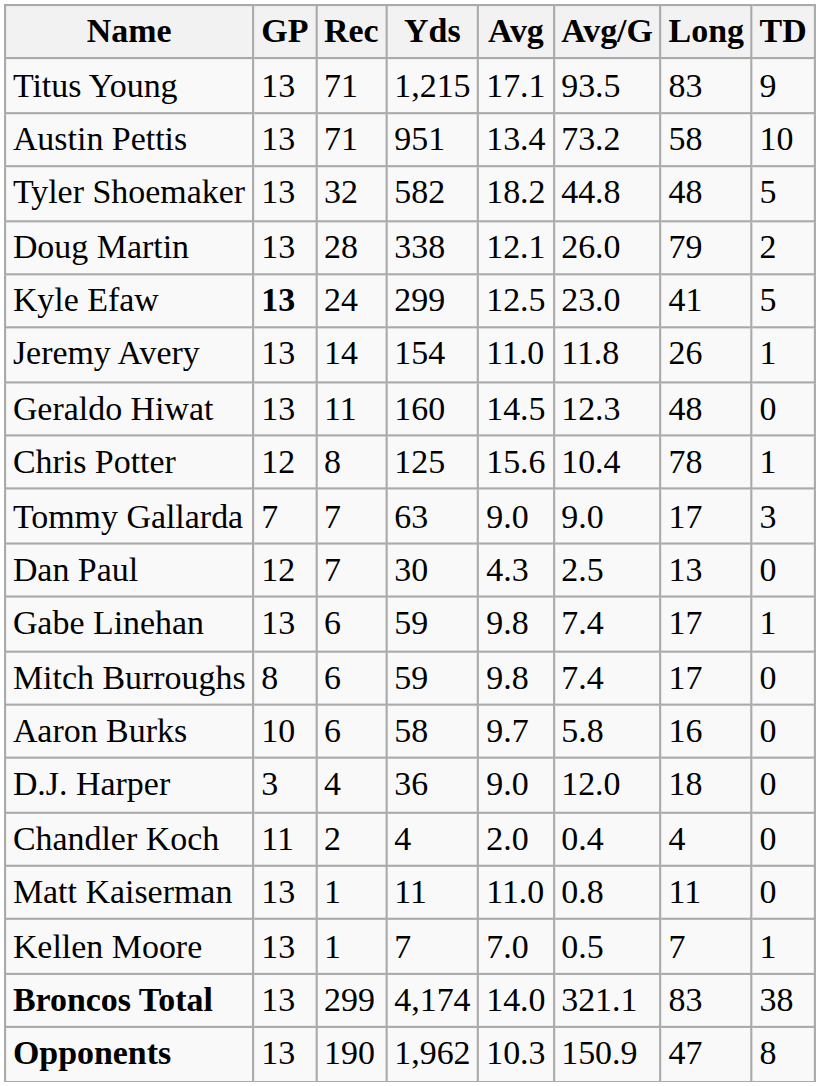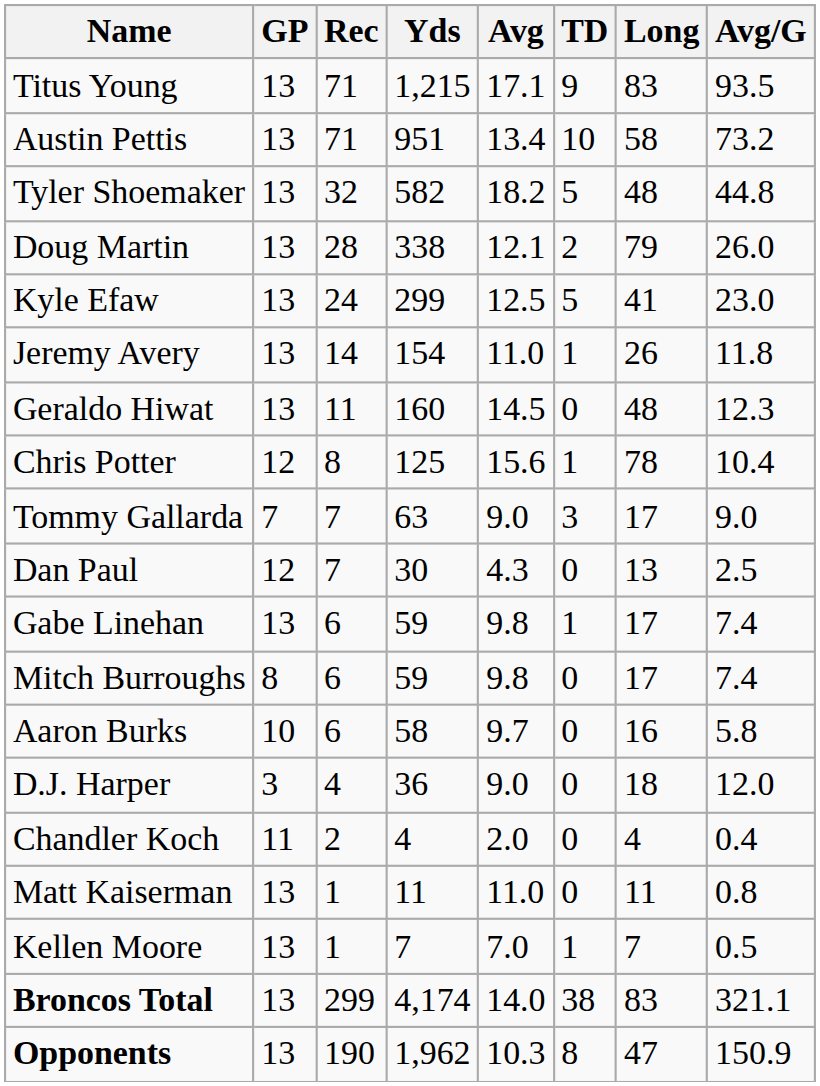columns swapped: (783, 31) <-> (607, 31)
(278, 300) bold -> (278, 300) normal
